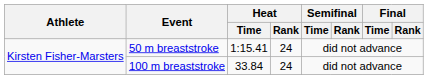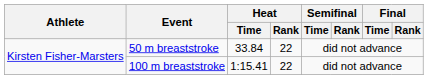(249, 48) 1:15.41 -> (249, 48) 33.84
(286, 48) 24 -> (286, 48) 22
(249, 66) 33.84 -> (249, 66) 1:15.41
(286, 66) 24 -> (286, 66) 22
